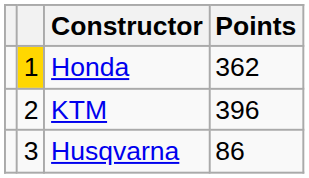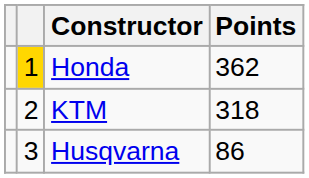(237, 109) 396 -> (237, 109) 318
